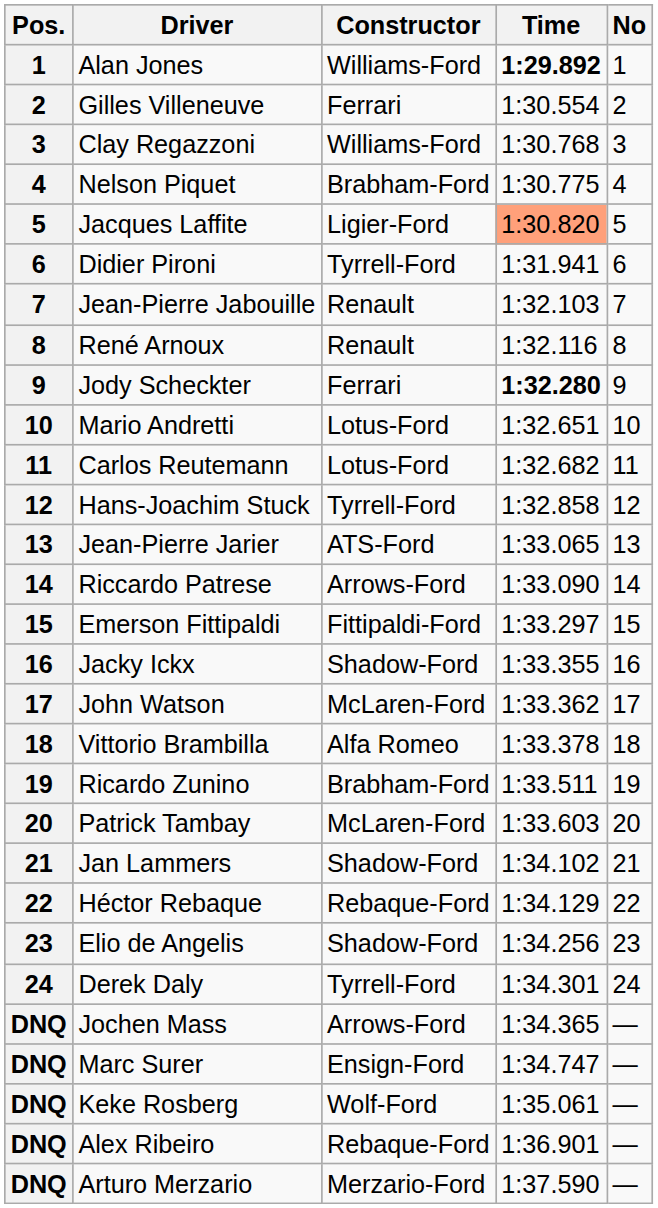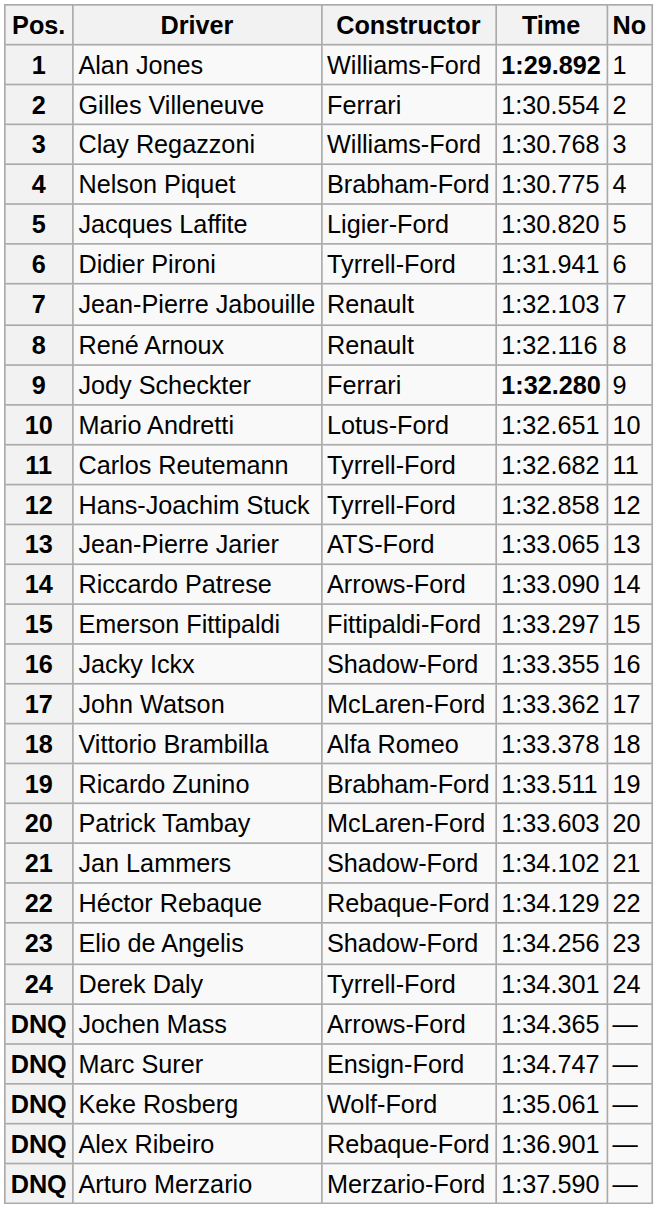(550, 225) lightsalmon background -> (550, 225) no background
(388, 464) Lotus-Ford -> (391, 464) Tyrrell-Ford
